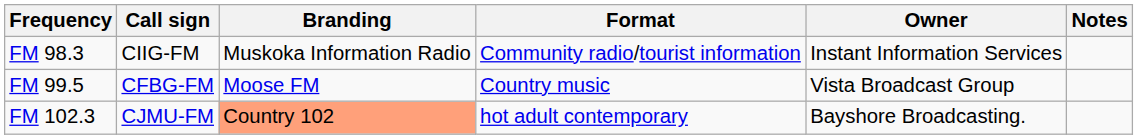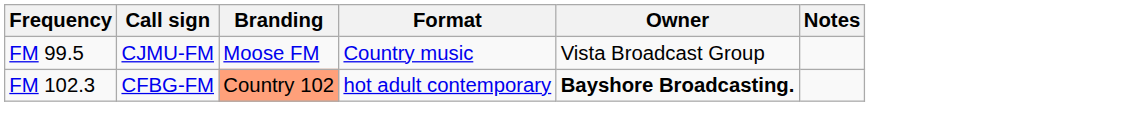- row: (47, 52)
(168, 85) CFBG-FM -> (168, 52) CJMU-FM
(168, 117) CJMU-FM -> (168, 85) CFBG-FM
(918, 117) normal -> (678, 85) bold
